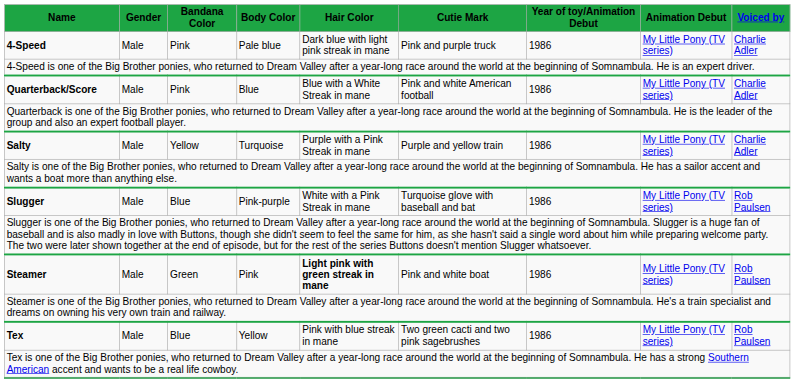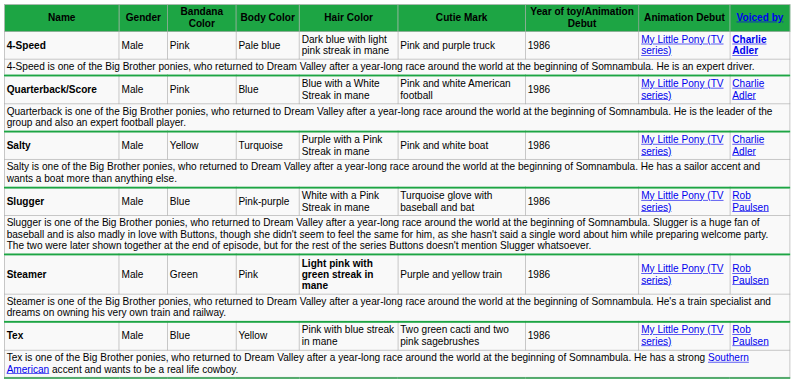(750, 45) normal -> (749, 45) bold
(452, 145) Purple and yellow train -> (444, 145) Pink and white boat
(445, 274) Pink and white boat -> (451, 274) Purple and yellow train
